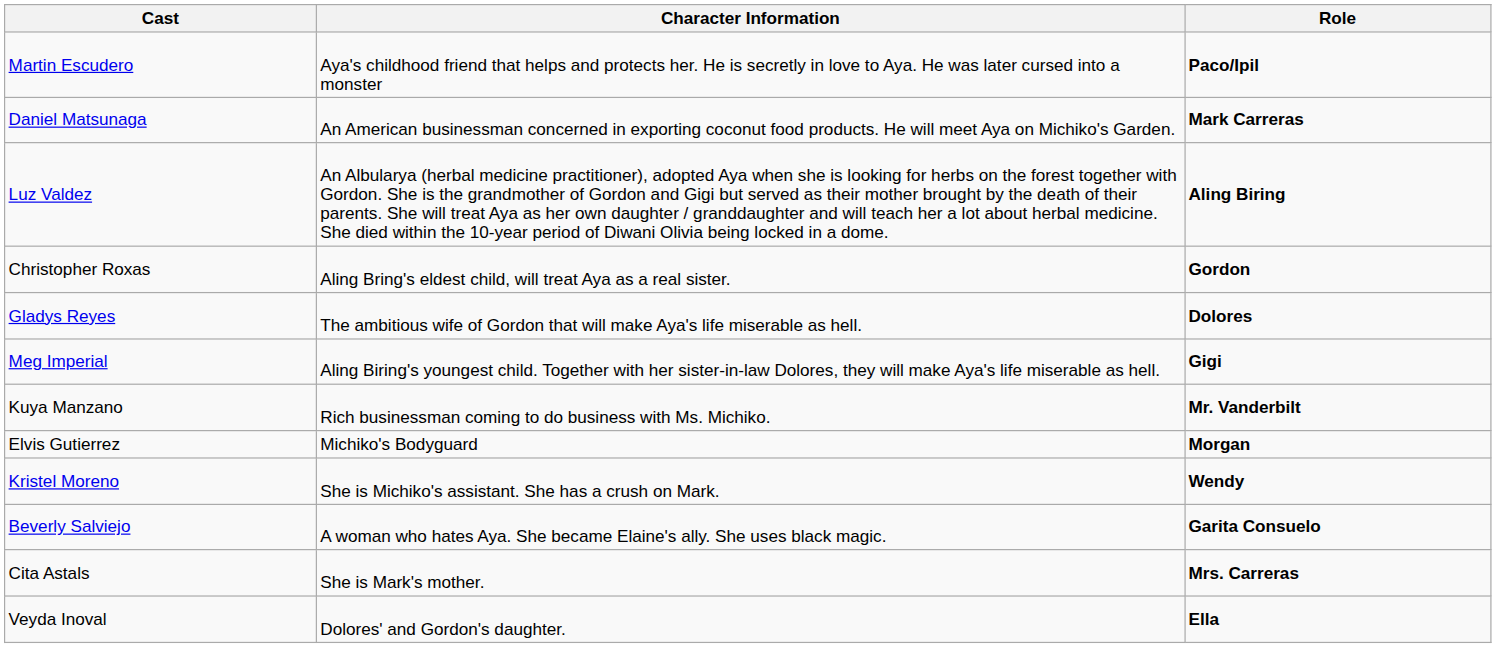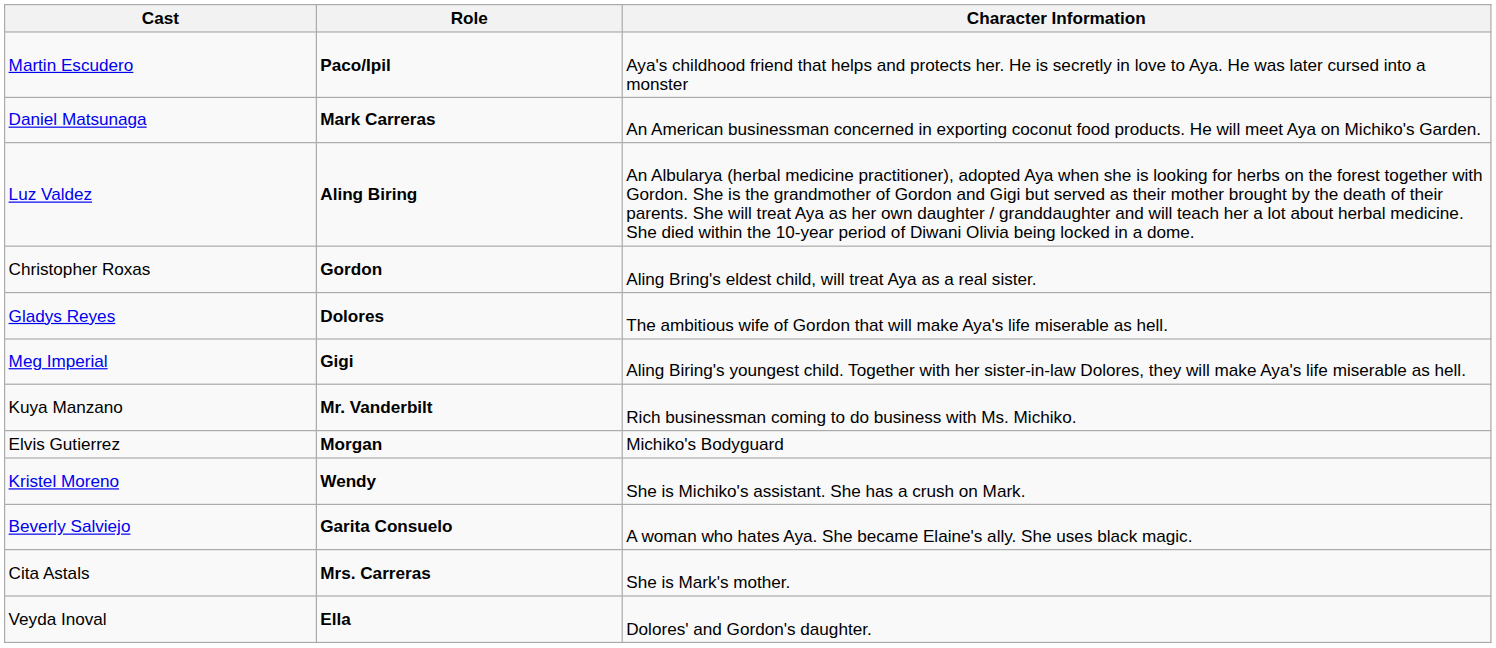columns swapped: (1337, 19) <-> (750, 19)
